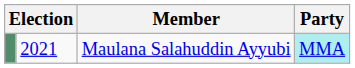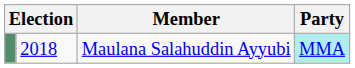(39, 48) 2021 -> (39, 48) 2018
